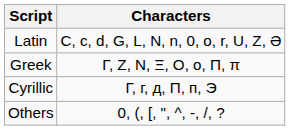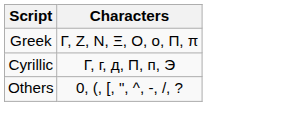- row: (31, 40)
